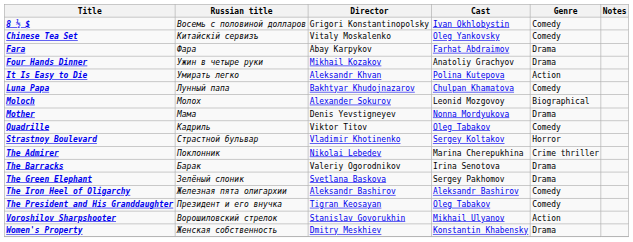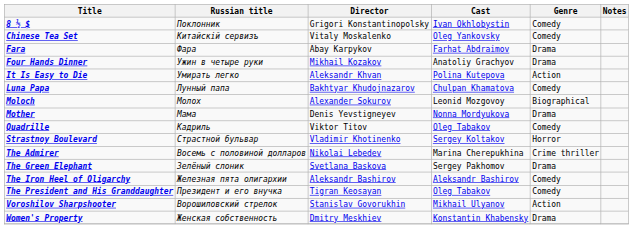(242, 24) Восемь с половиной долларов -> (199, 24) Поклонник
(199, 153) Поклонник -> (242, 153) Восемь с половиной долларов
- row: (35, 166)
